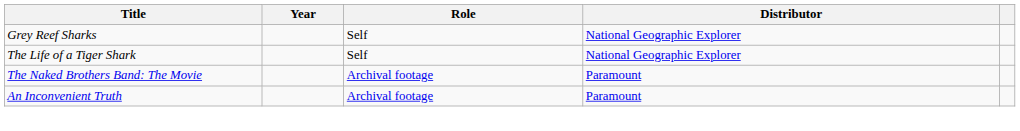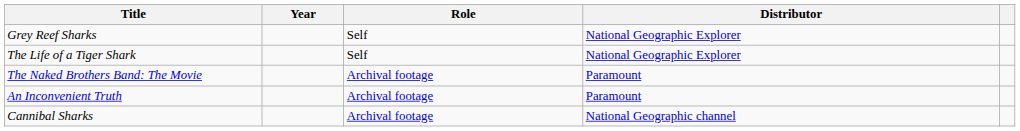+ row: (50, 116)
